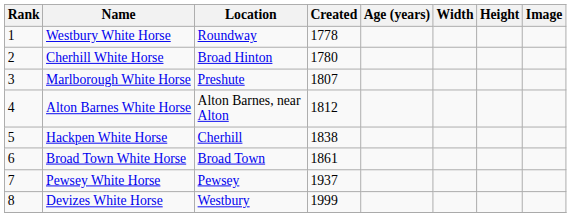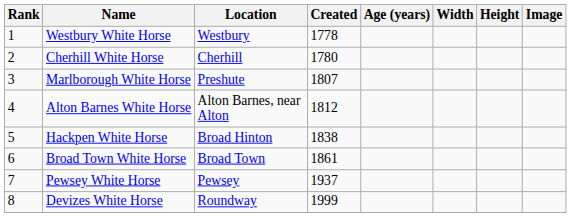(227, 36) Roundway -> (224, 36) Westbury
(235, 58) Broad Hinton -> (220, 58) Cherhill
(220, 137) Cherhill -> (235, 137) Broad Hinton
(224, 201) Westbury -> (227, 201) Roundway
